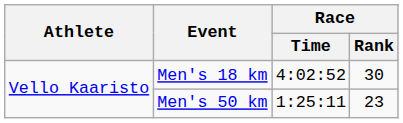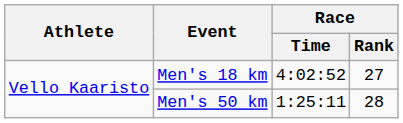(374, 75) 30 -> (374, 75) 27
(374, 103) 23 -> (374, 103) 28
